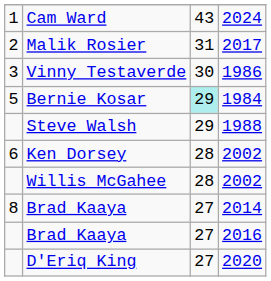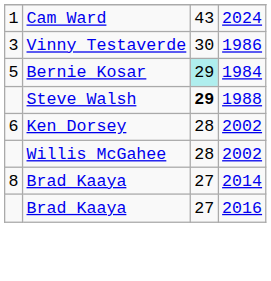- row: (86, 45)
(204, 127) normal -> (204, 100) bold
- row: (81, 262)
